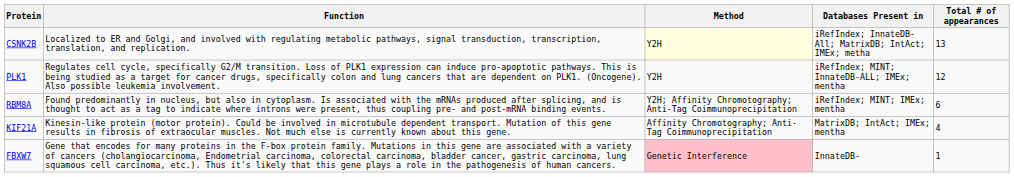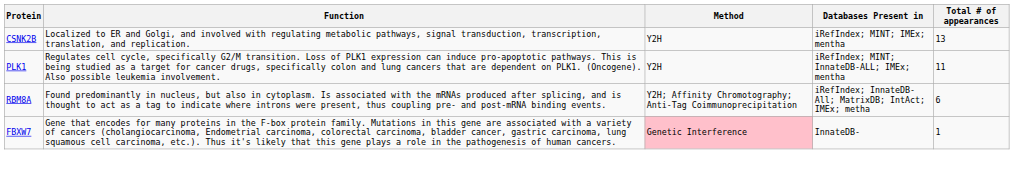(654, 44) lightyellow background -> (654, 39) no background
(870, 44) iRefIndex; InnateDB-All; MatrixDB; IntAct; IMEx; metha -> (870, 39) iRefIndex; MINT; IMEx; mentha
(940, 77) 12 -> (940, 67) 11
(870, 105) iRefIndex; MINT; IMEx; mentha -> (870, 100) iRefIndex; InnateDB-All; MatrixDB; IntAct; IMEx; metha
- row: (21, 128)
